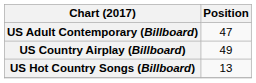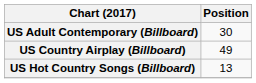(226, 31) 47 -> (226, 31) 30
